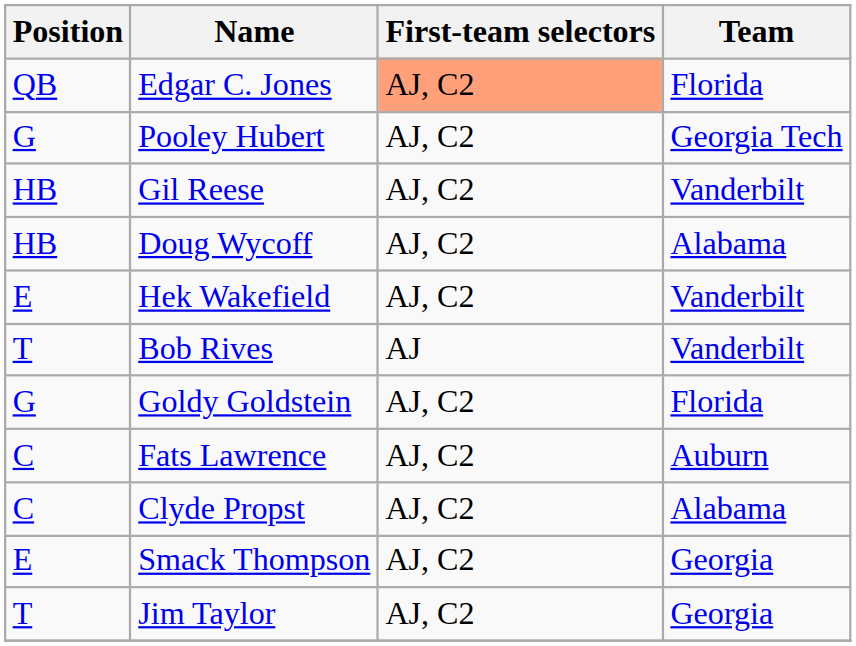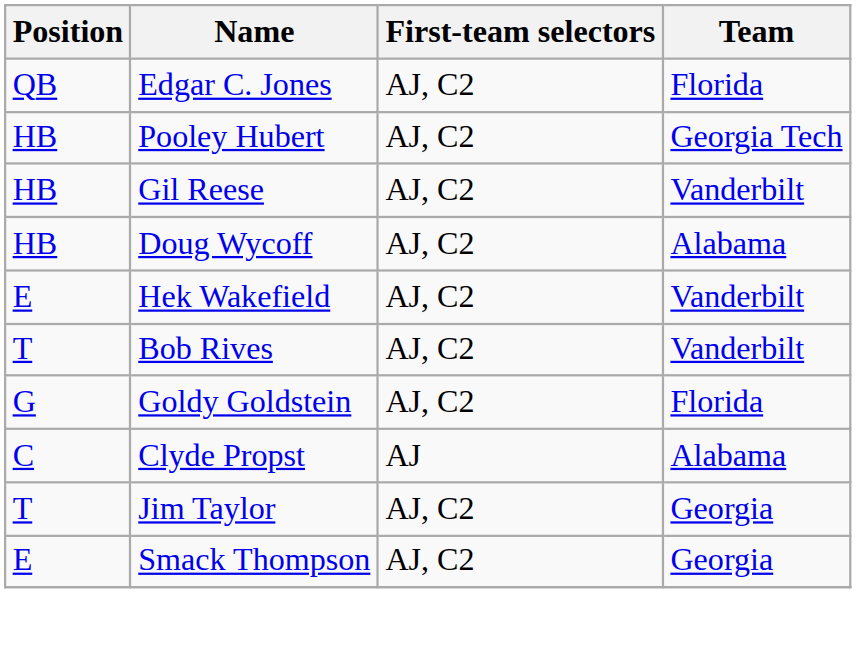(430, 84) lightsalmon background -> (430, 84) no background
(24, 137) G -> (35, 137) HB
(403, 349) AJ -> (430, 349) AJ, C2
- row: (232, 455)
(430, 508) AJ, C2 -> (403, 455) AJ
rows swapped: (207, 613) <-> (254, 560)
